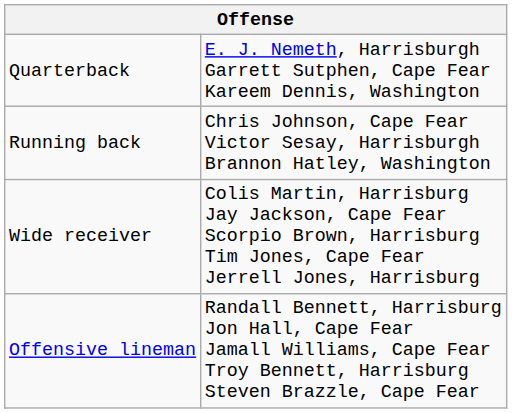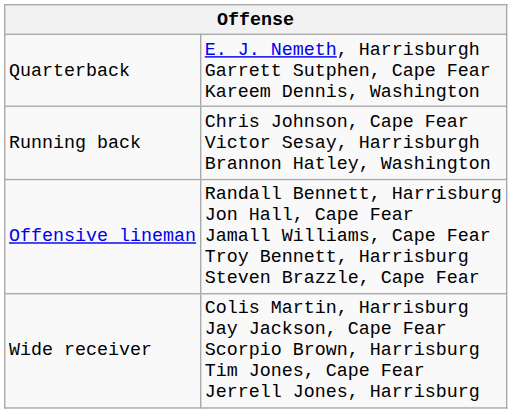rows swapped: (81, 236) <-> (103, 351)
